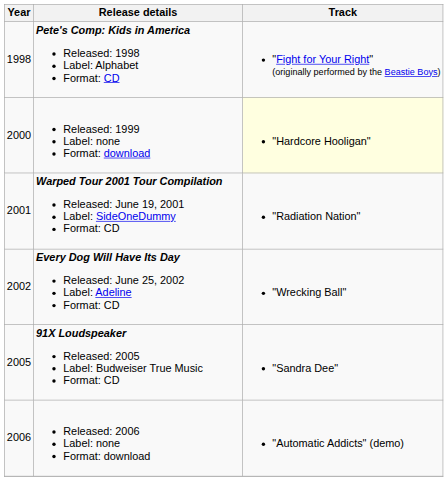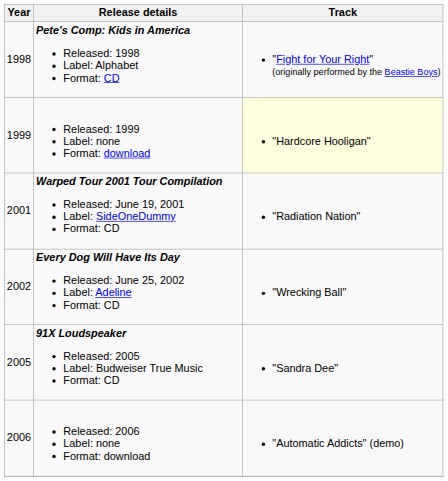(19, 135) 2000 -> (19, 135) 1999
